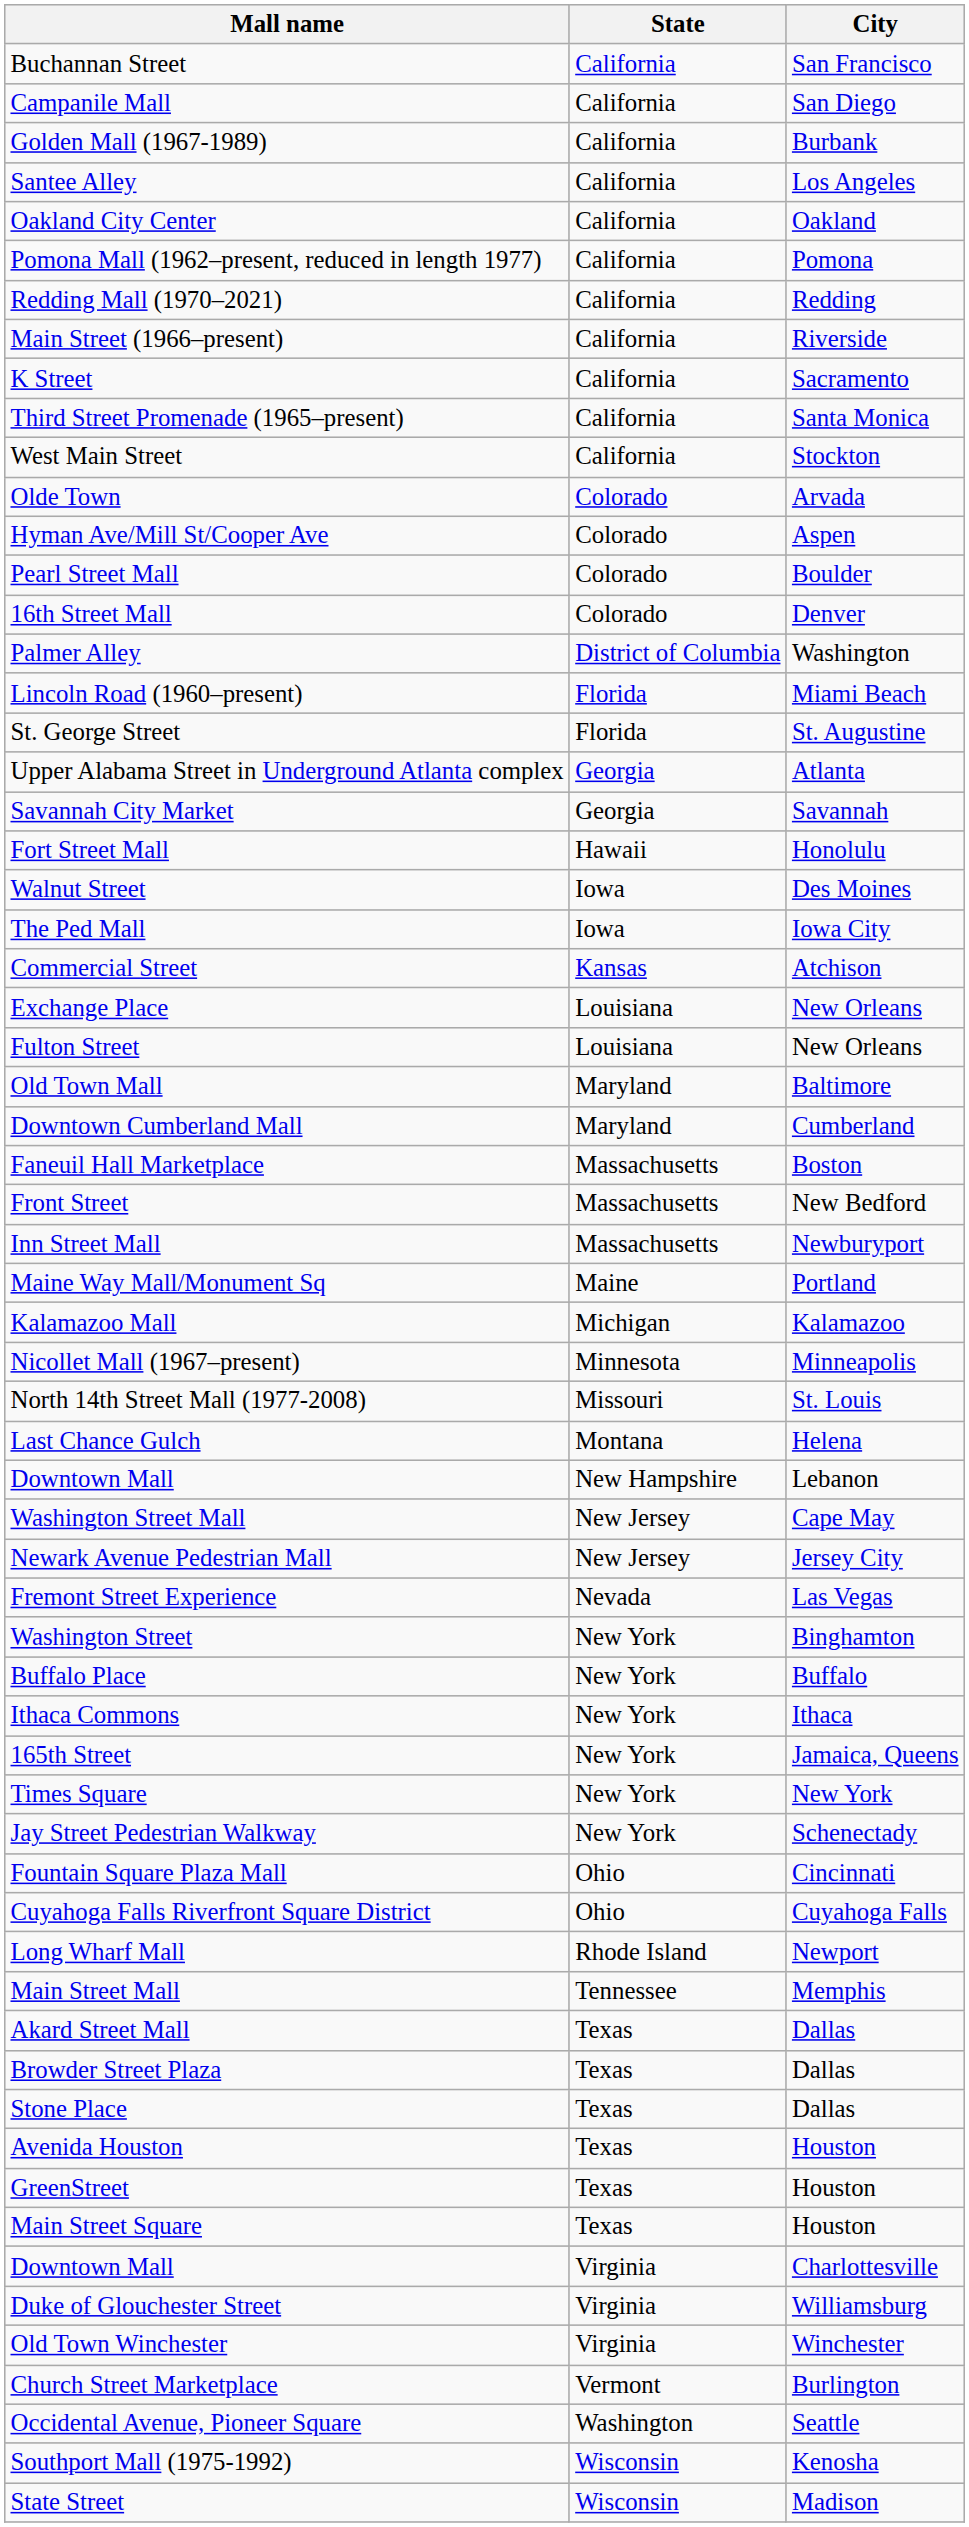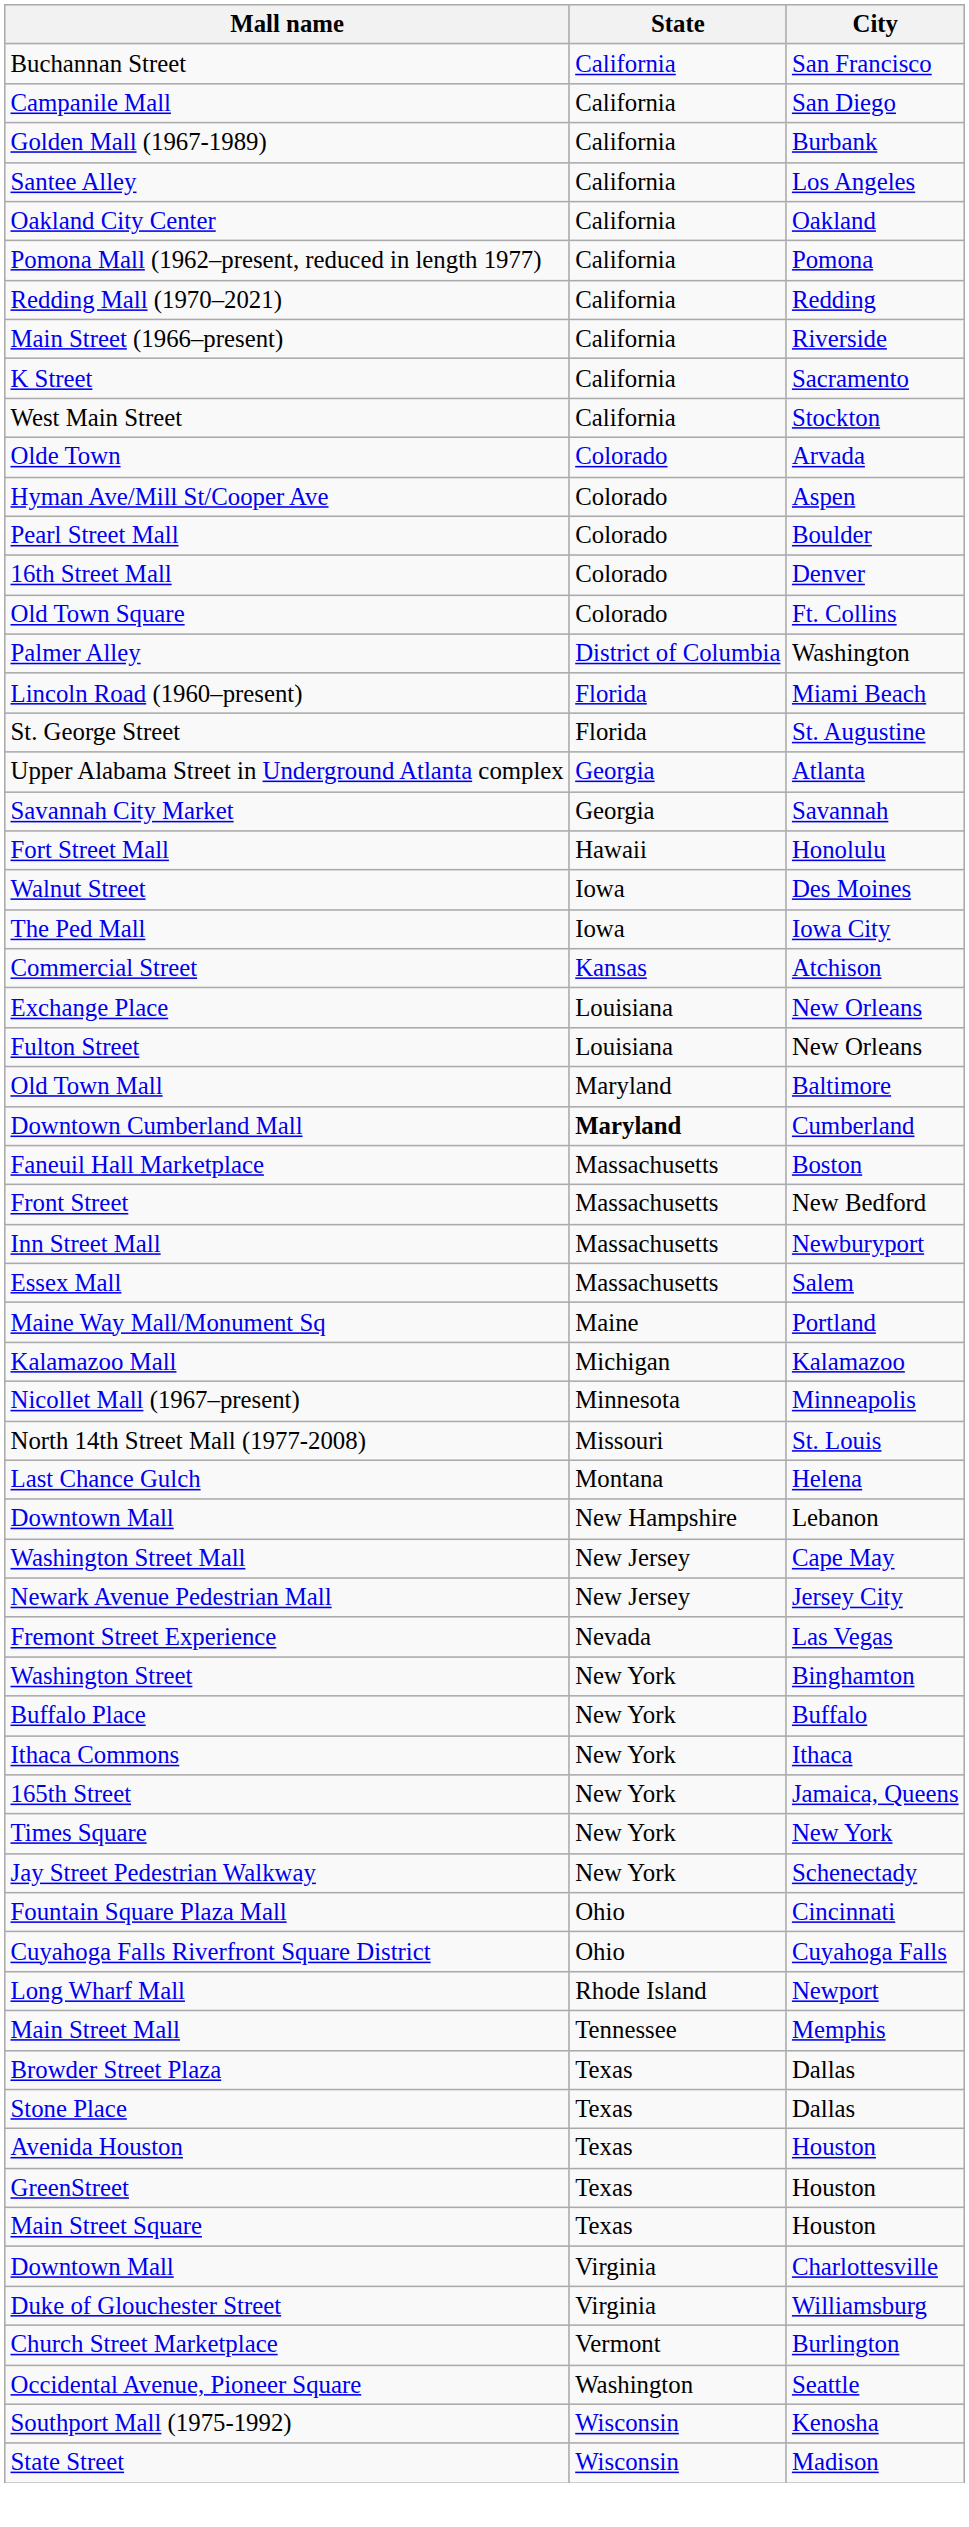- row: (207, 417)
+ row: (98, 614)
(623, 1125) normal -> (628, 1125) bold
+ row: (66, 1282)
- row: (100, 2030)
- row: (119, 2344)
